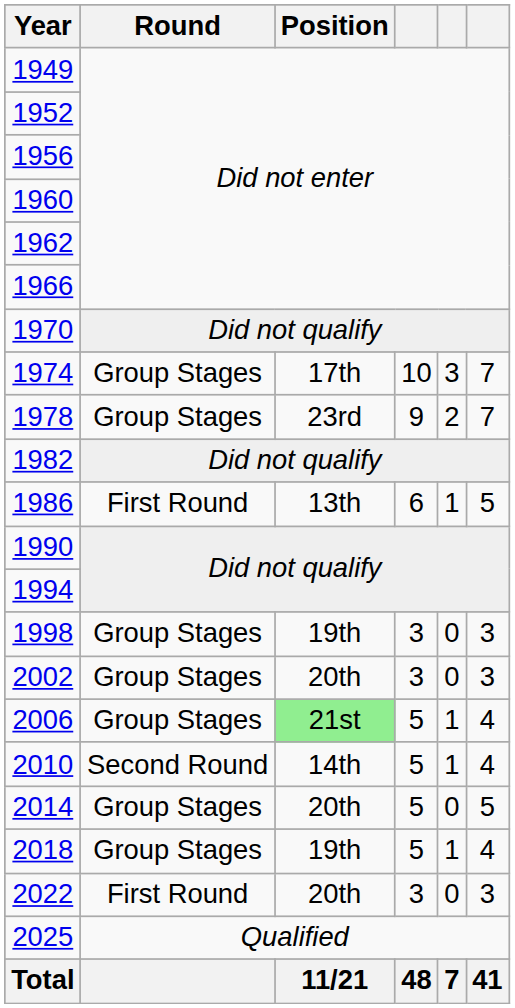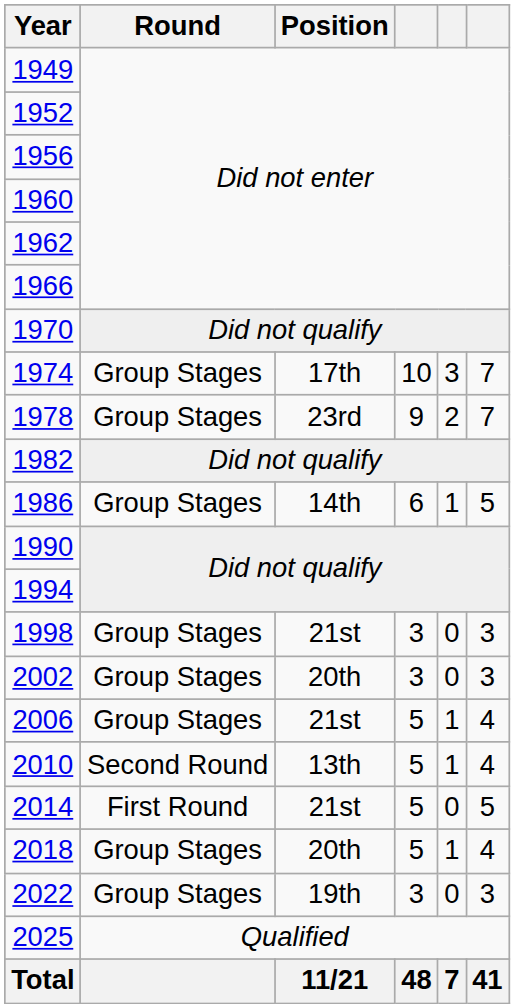(178, 503) First Round -> (178, 503) Group Stages
(335, 503) 13th -> (335, 503) 14th
(335, 633) 19th -> (335, 633) 21st
(335, 720) lightgreen background -> (335, 720) no background
(335, 763) 14th -> (335, 763) 13th
(178, 807) Group Stages -> (178, 807) First Round
(335, 807) 20th -> (335, 807) 21st
(335, 850) 19th -> (335, 850) 20th
(178, 894) First Round -> (178, 894) Group Stages
(335, 894) 20th -> (335, 894) 19th
